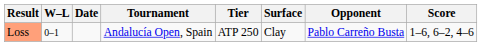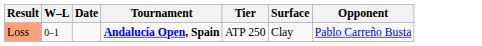- column: (442, 13)
(158, 32) normal -> (162, 32) bold
